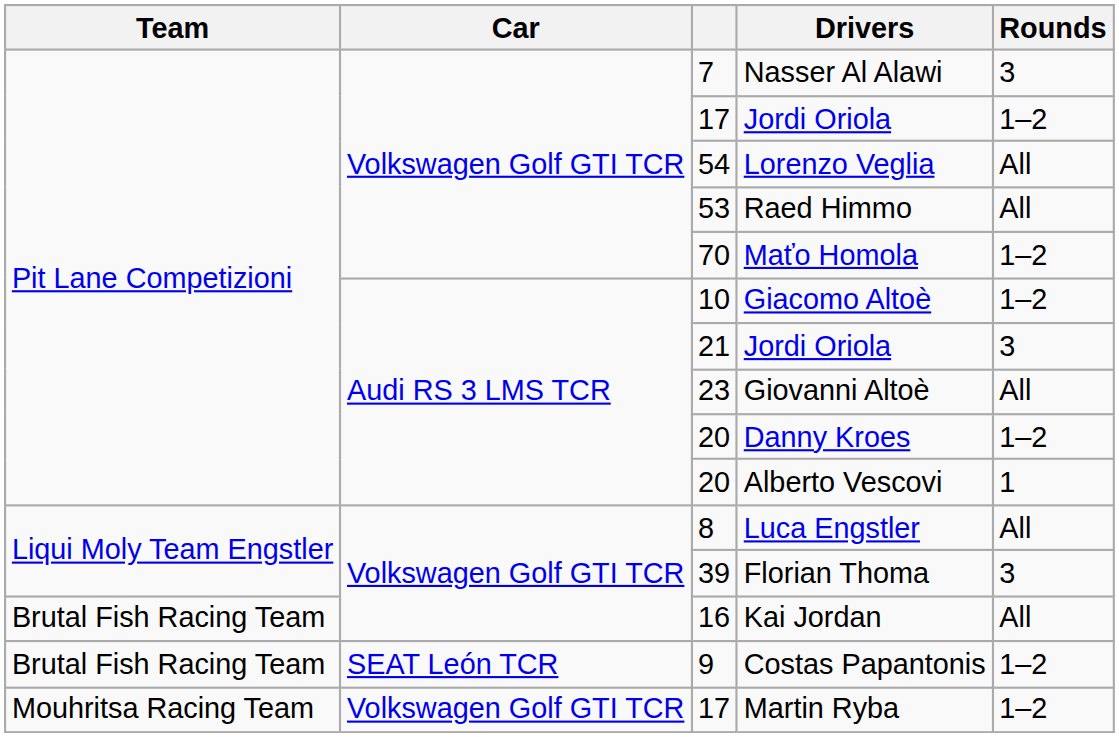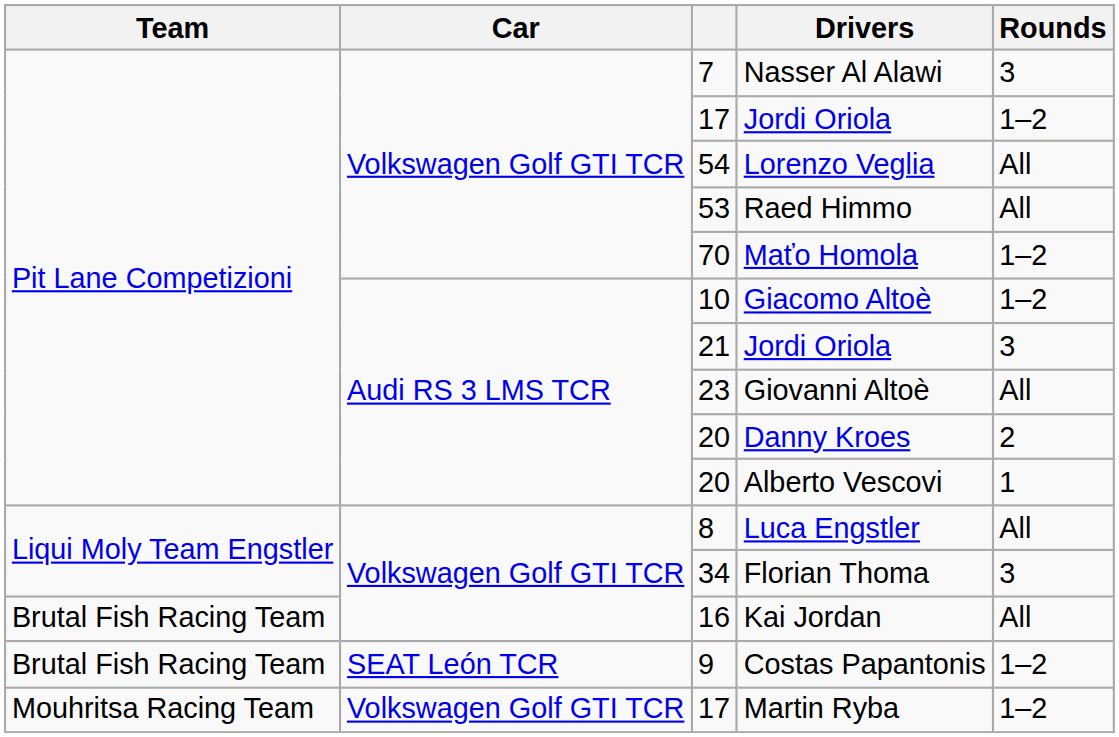(1023, 436) 1–2 -> (1007, 436) 2
(714, 573) 39 -> (714, 573) 34
